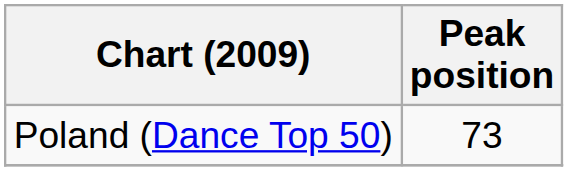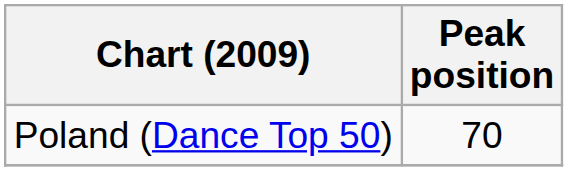(482, 134) 73 -> (482, 134) 70
